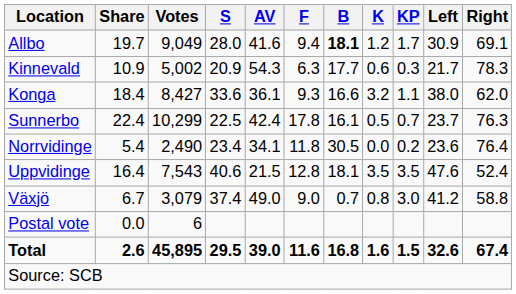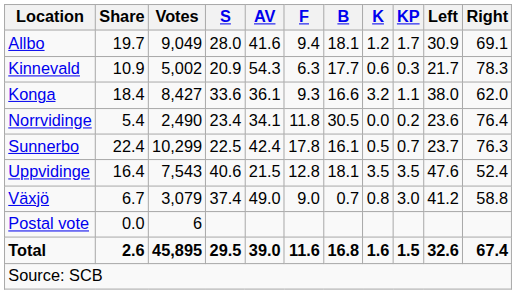(343, 43) bold -> (343, 43) normal
rows swapped: (50, 146) <-> (44, 120)
